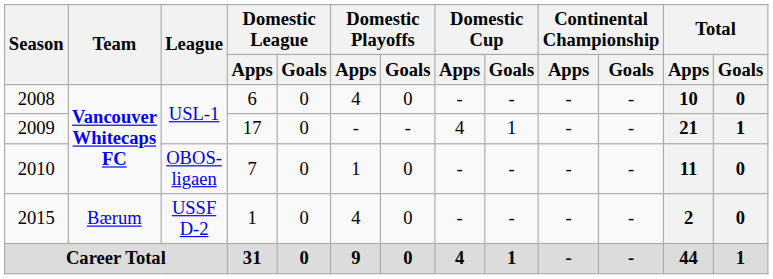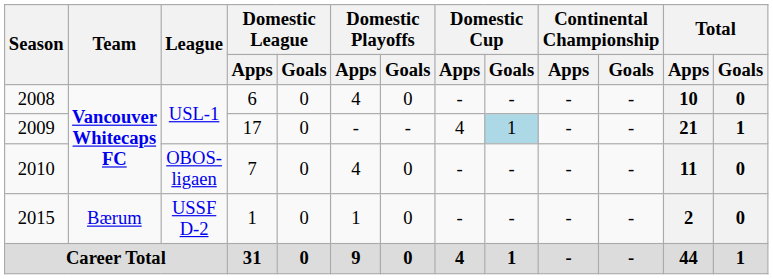(512, 128) no background -> (512, 128) lightblue background
(356, 168) 1 -> (356, 168) 4
(356, 218) 4 -> (356, 218) 1
